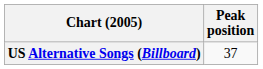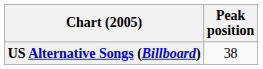(231, 53) 37 -> (231, 53) 38
